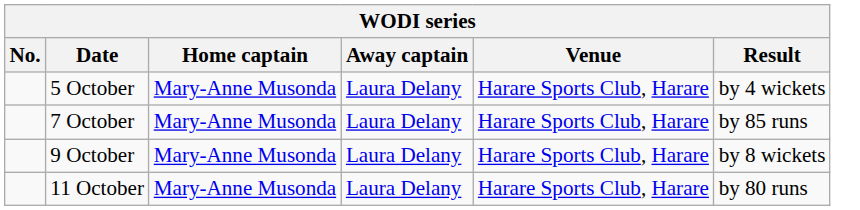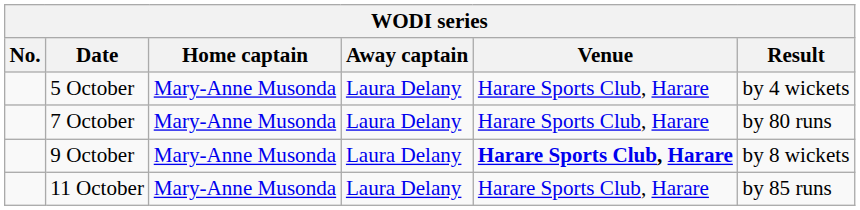(763, 121) by 85 runs -> (787, 121) by 80 runs
(593, 155) normal -> (605, 155) bold
(763, 188) by 80 runs -> (787, 188) by 85 runs
